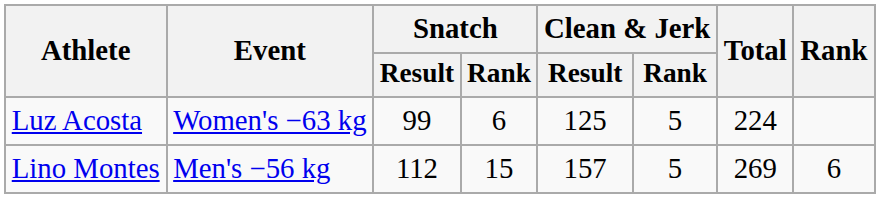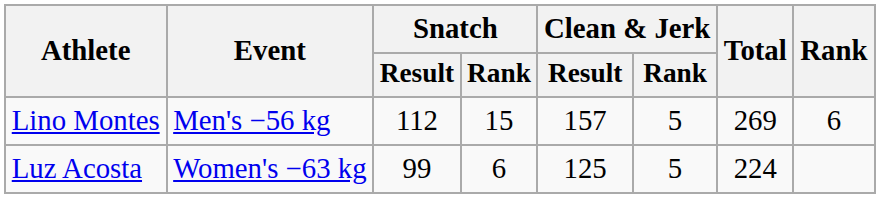rows swapped: (86, 168) <-> (77, 121)
